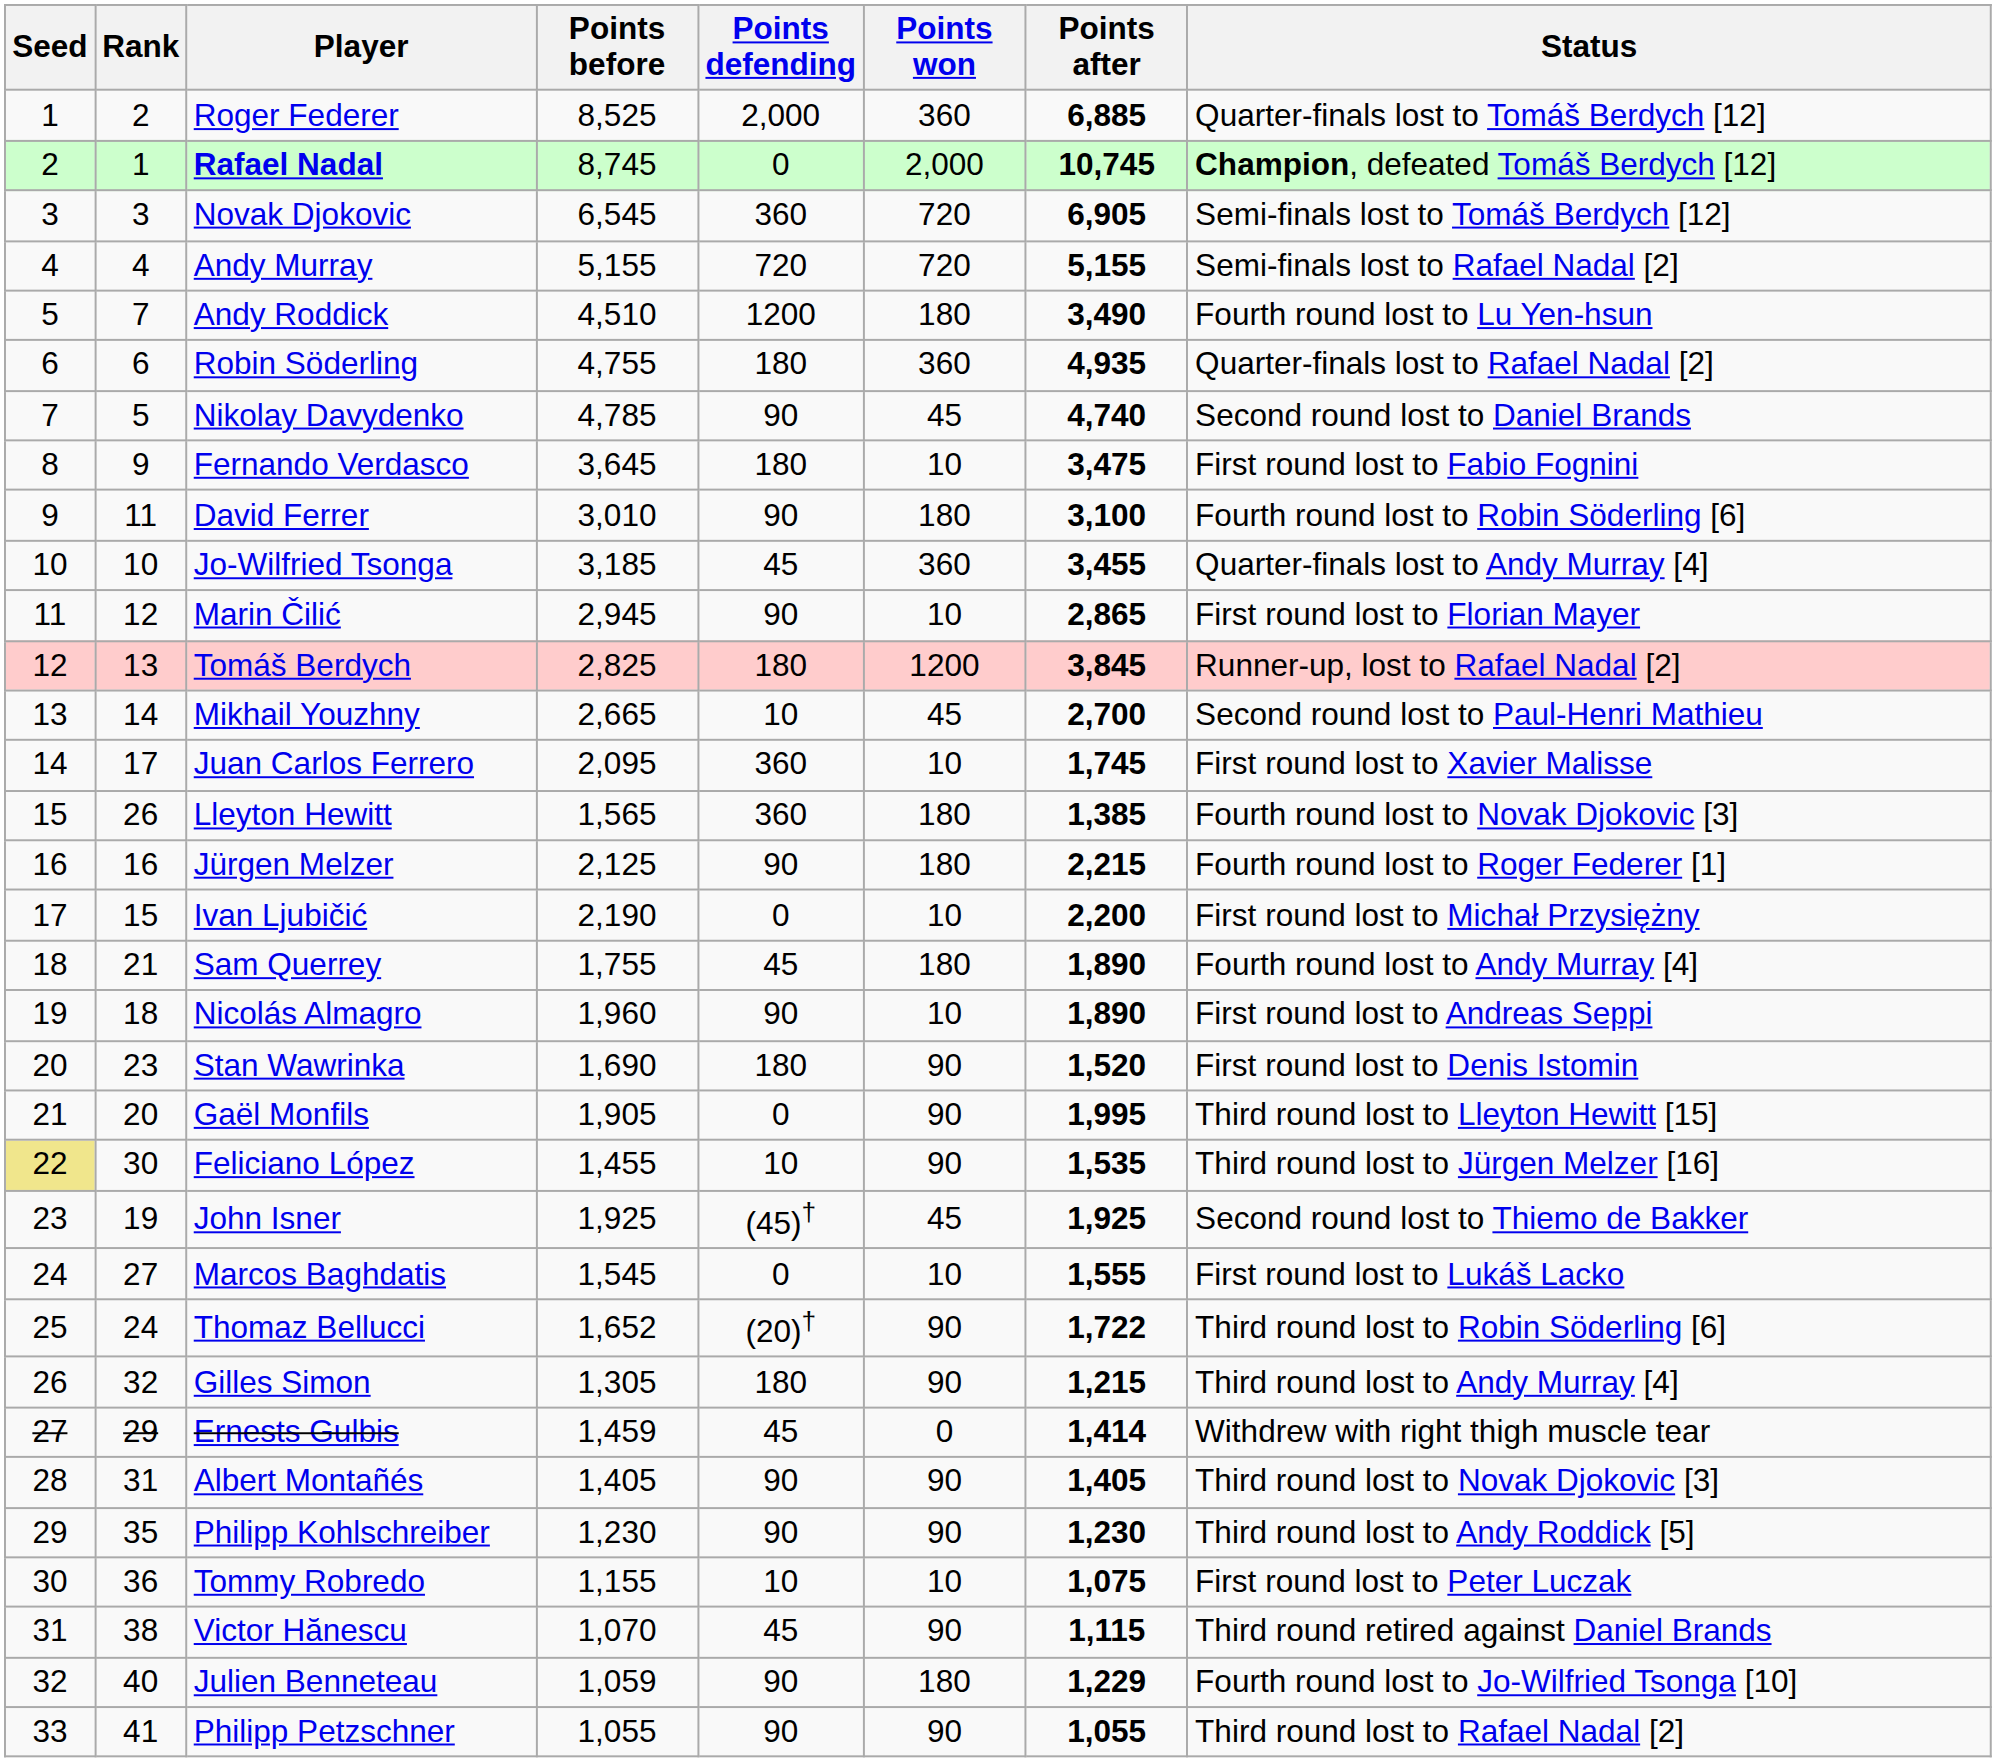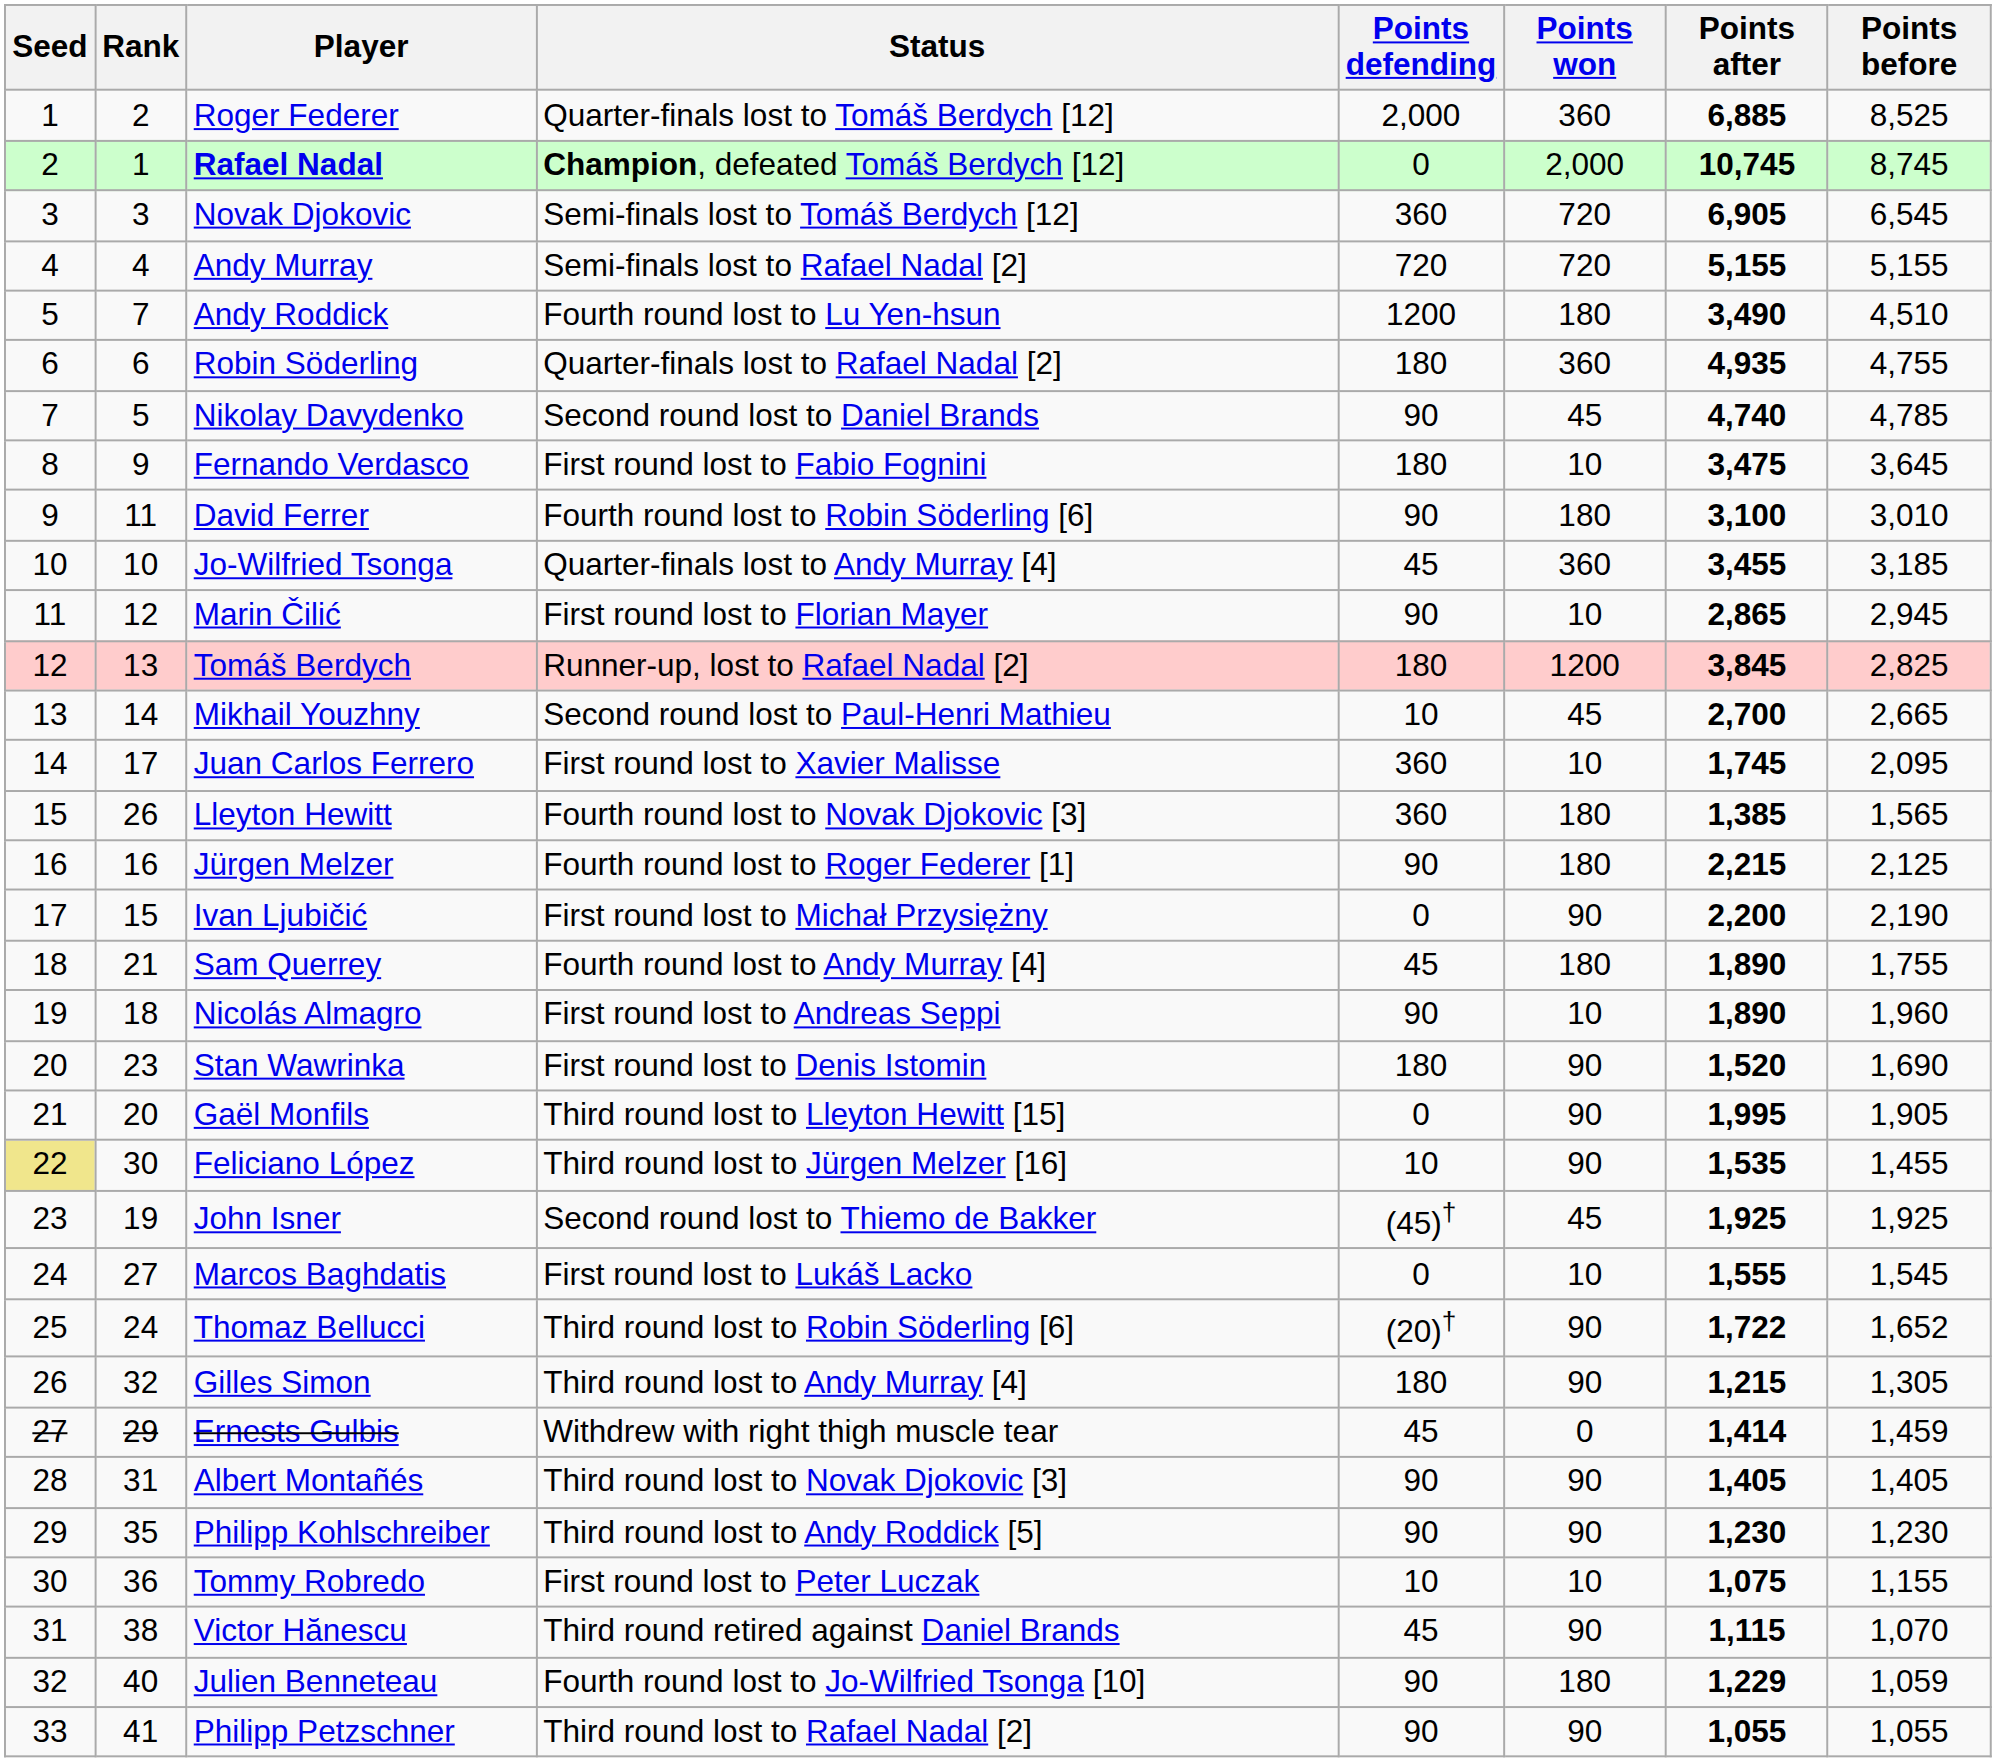columns swapped: (617, 47) <-> (1589, 47)
(944, 914) 10 -> (1585, 914) 90
